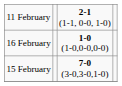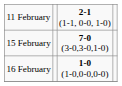rows swapped: (29, 69) <-> (29, 43)
